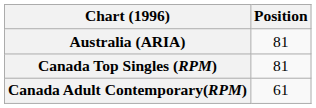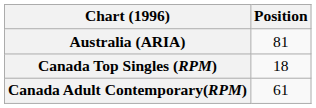(281, 66) 81 -> (281, 66) 18
